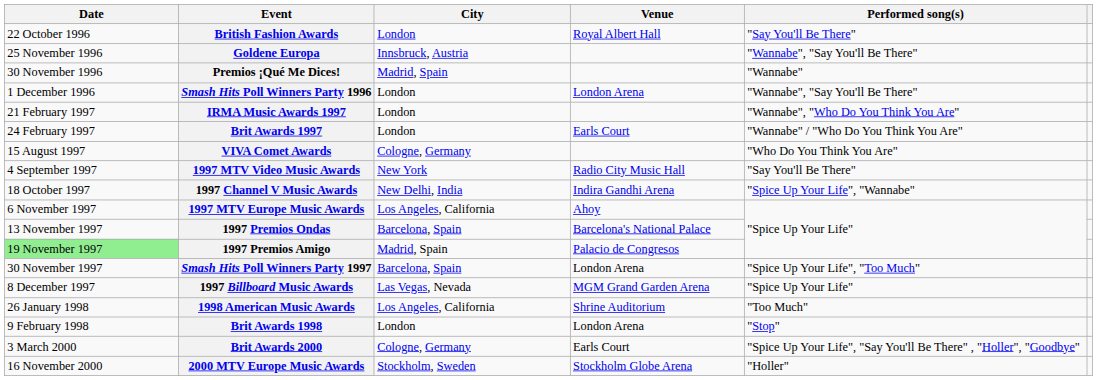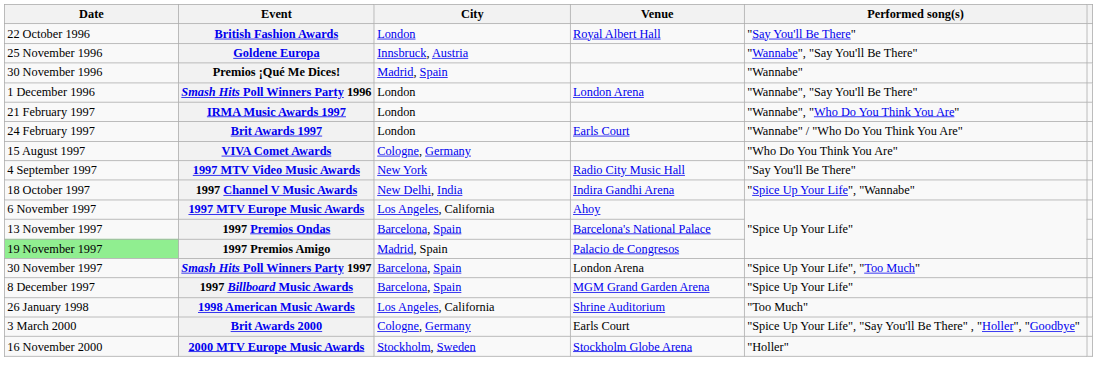(424, 287) Las Vegas, Nevada -> (419, 287) Barcelona, Spain
- row: (276, 326)
